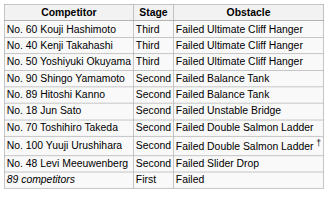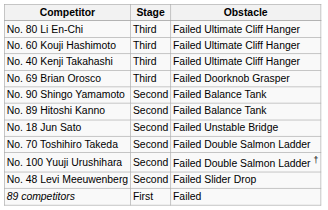+ row: (45, 29)
- row: (69, 62)
+ row: (54, 78)
